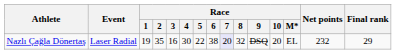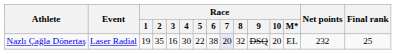(368, 42) 29 -> (368, 42) 25
